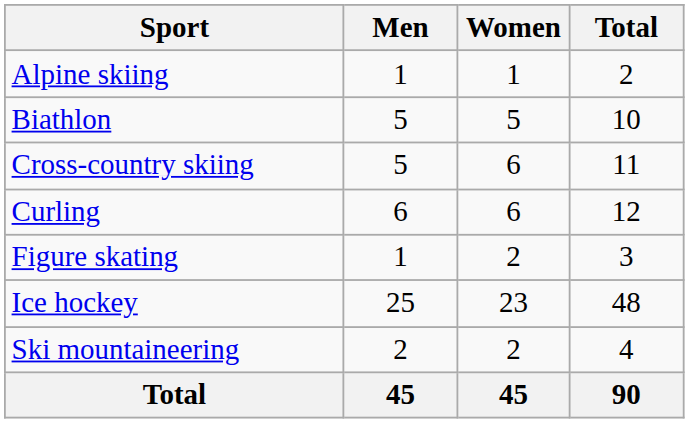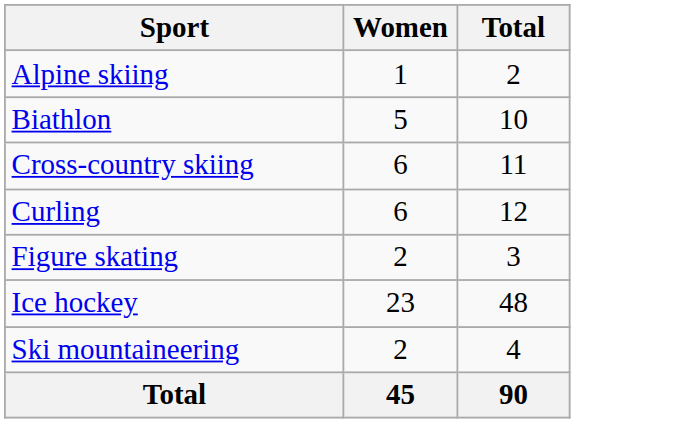- column: (400, 27)
